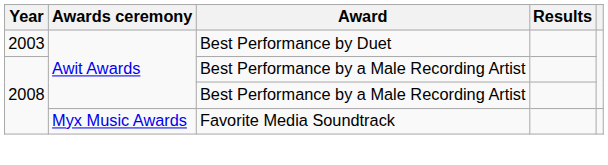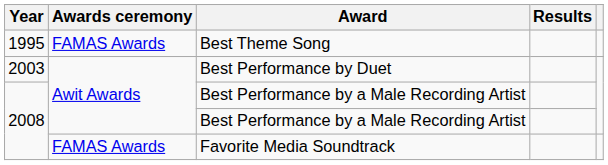+ row: (26, 43)
(120, 120) Myx Music Awards -> (109, 146) FAMAS Awards
